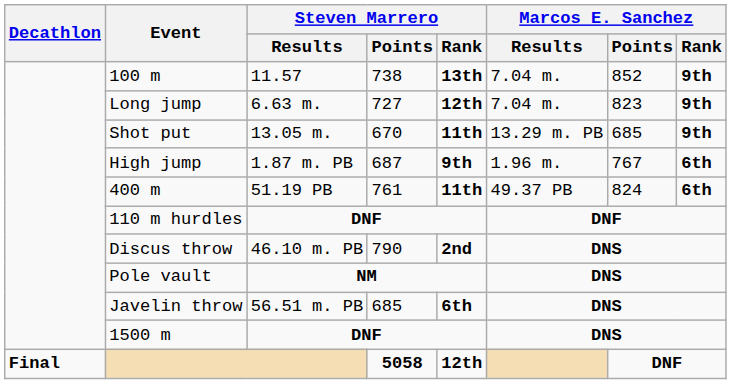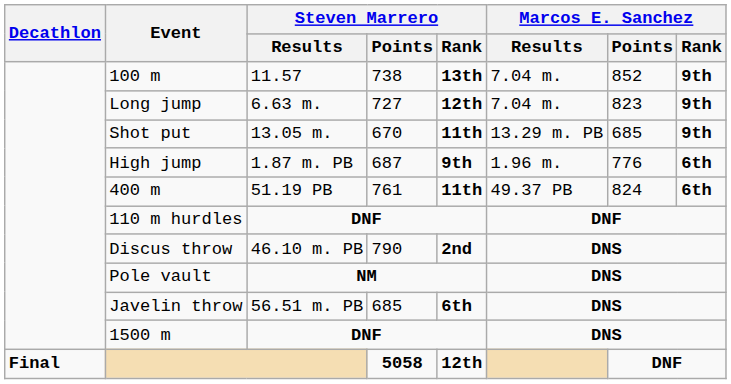(627, 162) 767 -> (627, 162) 776
